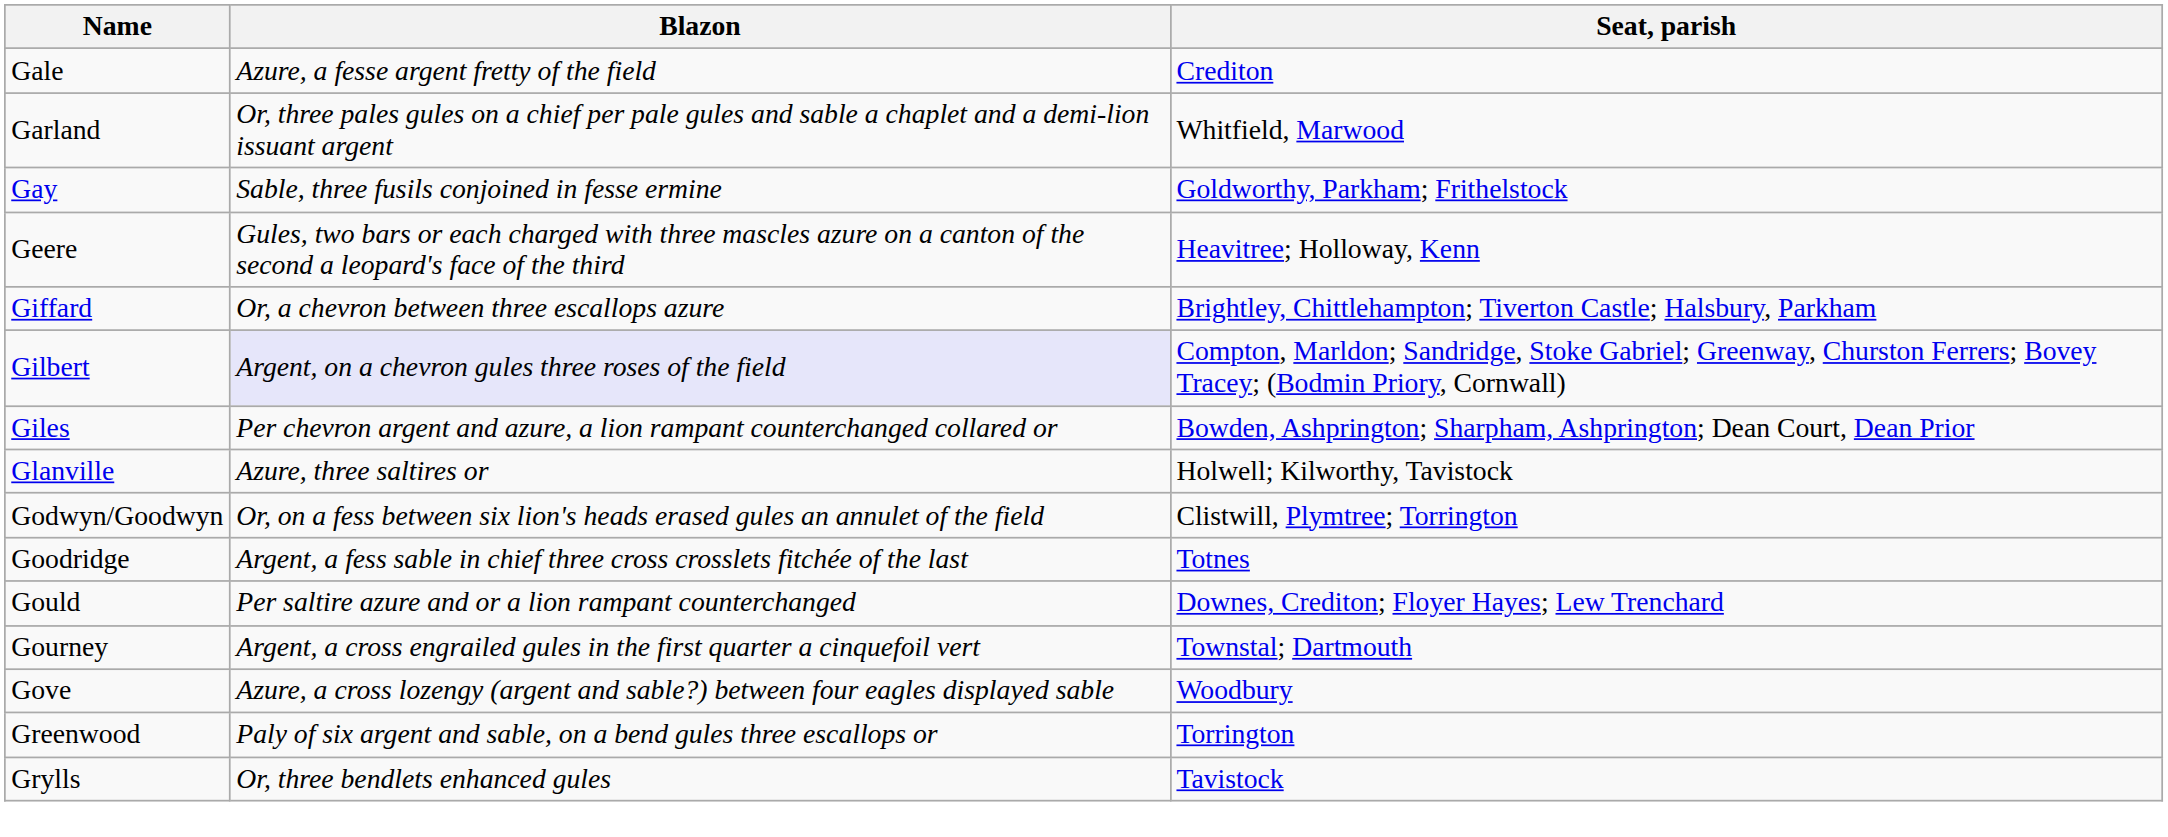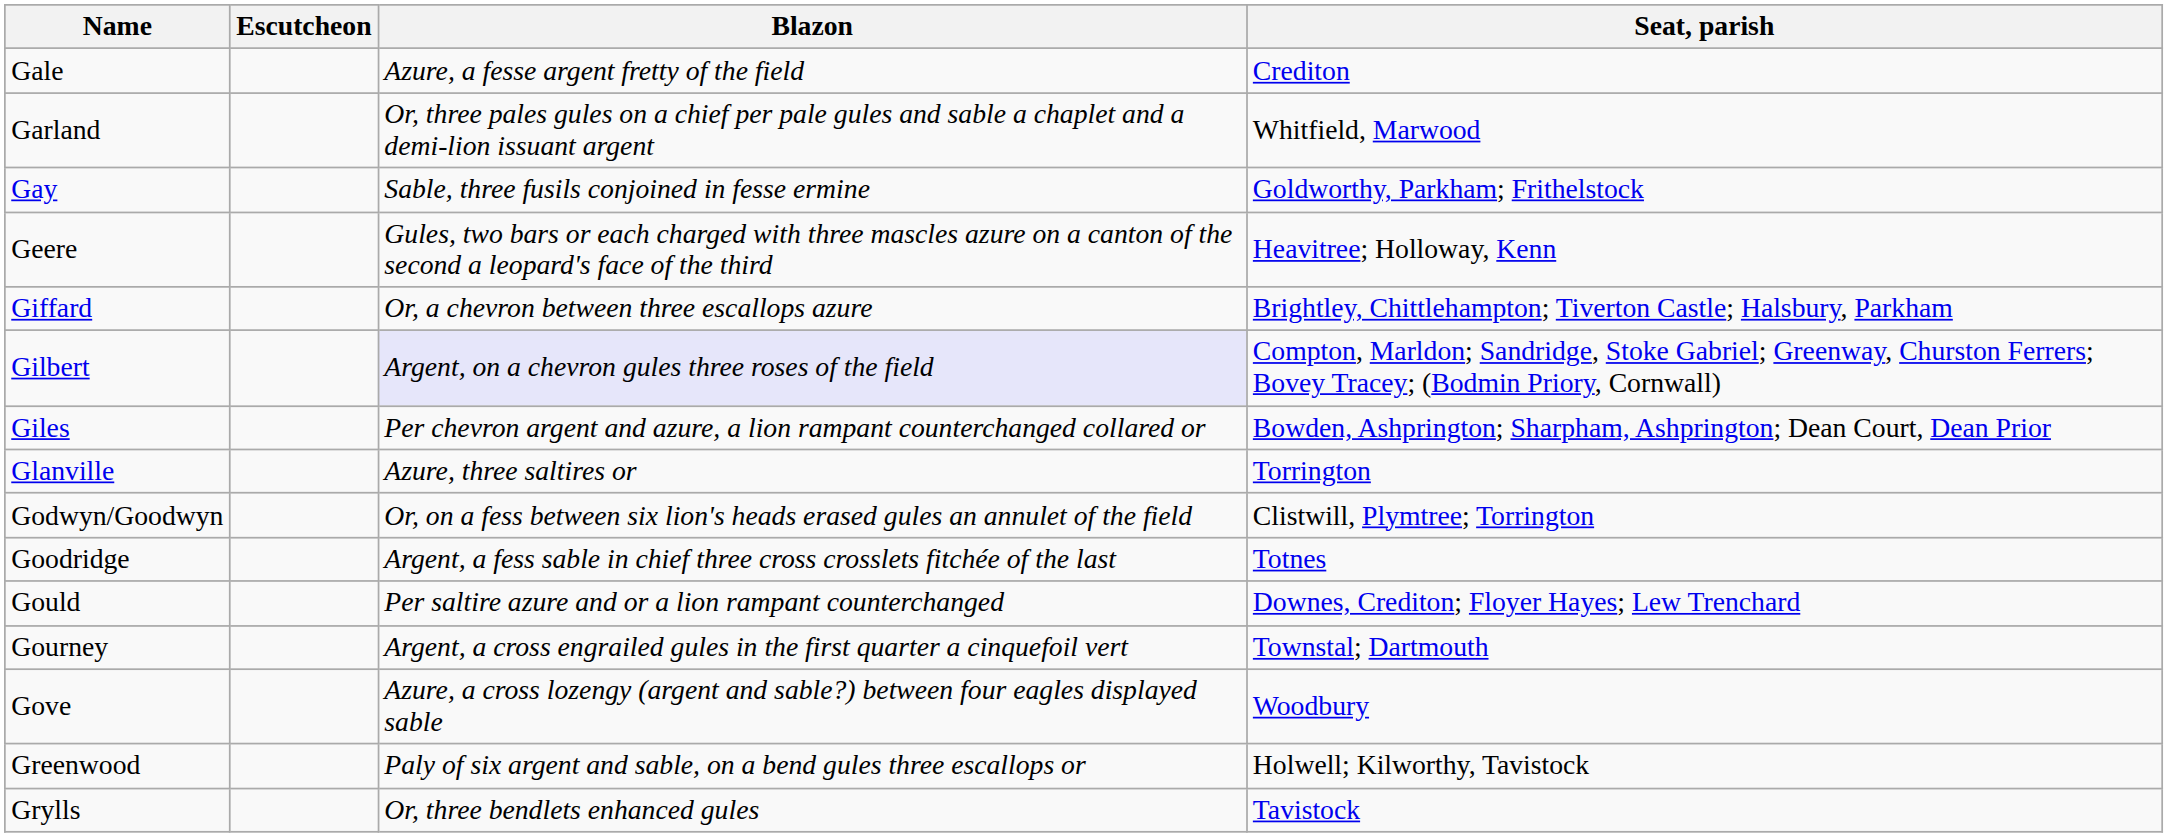+ column: (304, 26)
(1345, 471) Holwell; Kilworthy, Tavistock -> (1312, 471) Torrington
(1235, 734) Torrington -> (1421, 765) Holwell; Kilworthy, Tavistock
